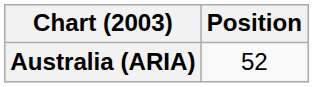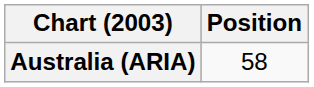(254, 61) 52 -> (254, 61) 58
